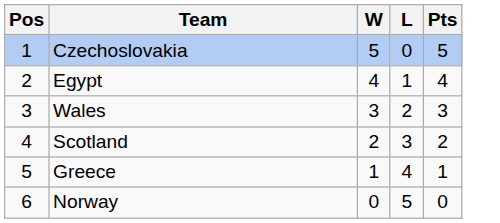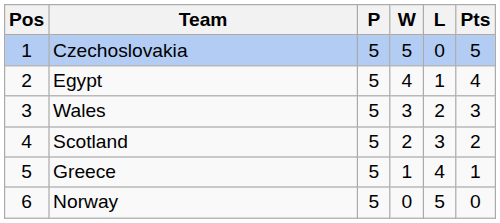+ column: (374, 19)
